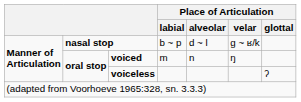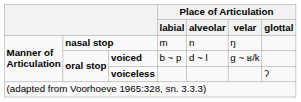(170, 43) b ~ p -> (164, 43) m
(198, 43) d ~ l -> (192, 43) n
(245, 43) ɡ ~ ʁ/k -> (233, 43) ŋ
(164, 58) m -> (170, 58) b ~ p
(192, 58) n -> (198, 58) d ~ l
(233, 58) ŋ -> (245, 58) ɡ ~ ʁ/k
